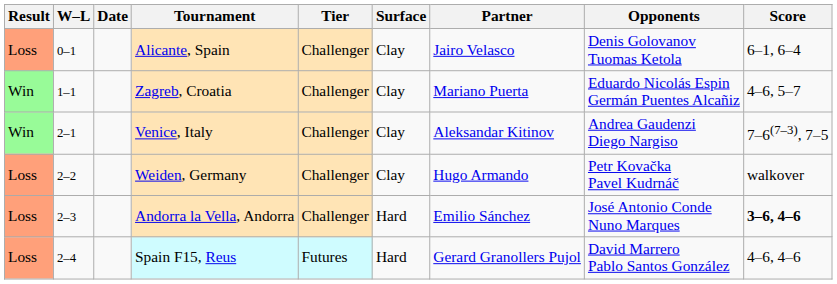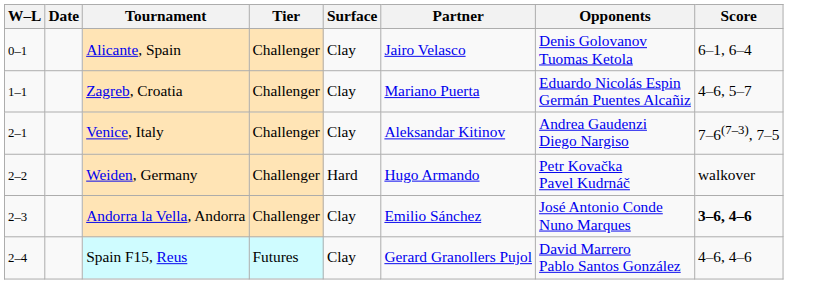- column: (29, 16)
(390, 174) Clay -> (342, 174) Hard
(391, 216) Hard -> (341, 216) Clay
(391, 257) Hard -> (341, 257) Clay
